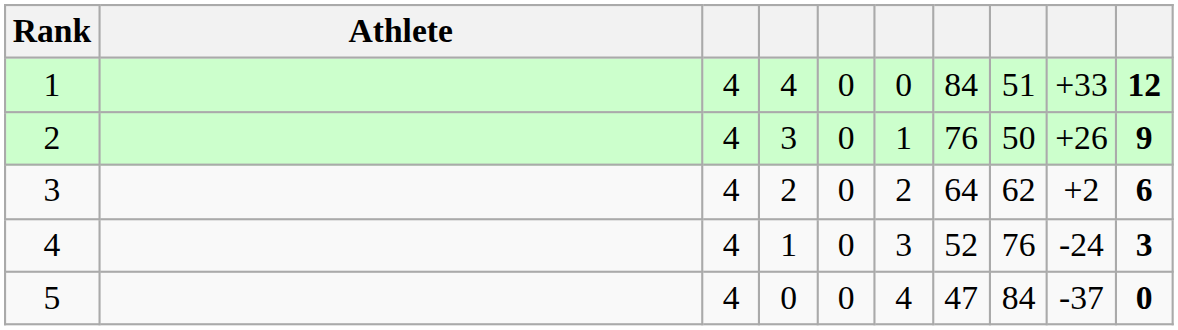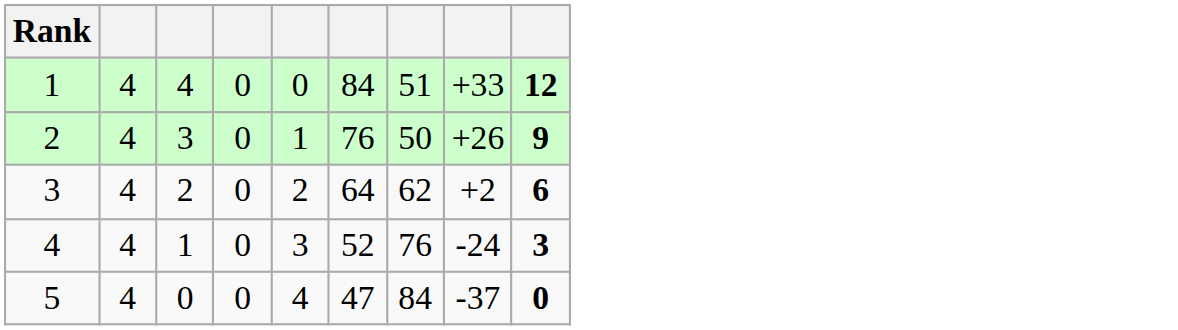- column: (401, 31)
